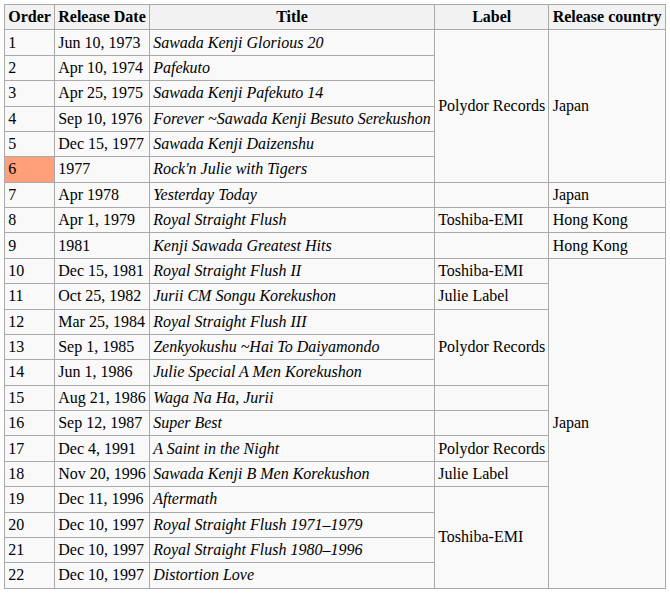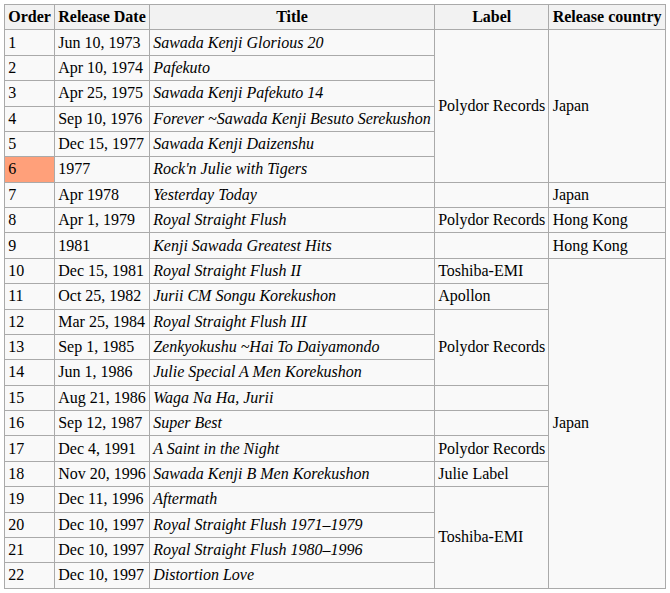(481, 220) Toshiba-EMI -> (492, 220) Polydor Records
(473, 296) Julie Label -> (464, 296) Apollon
